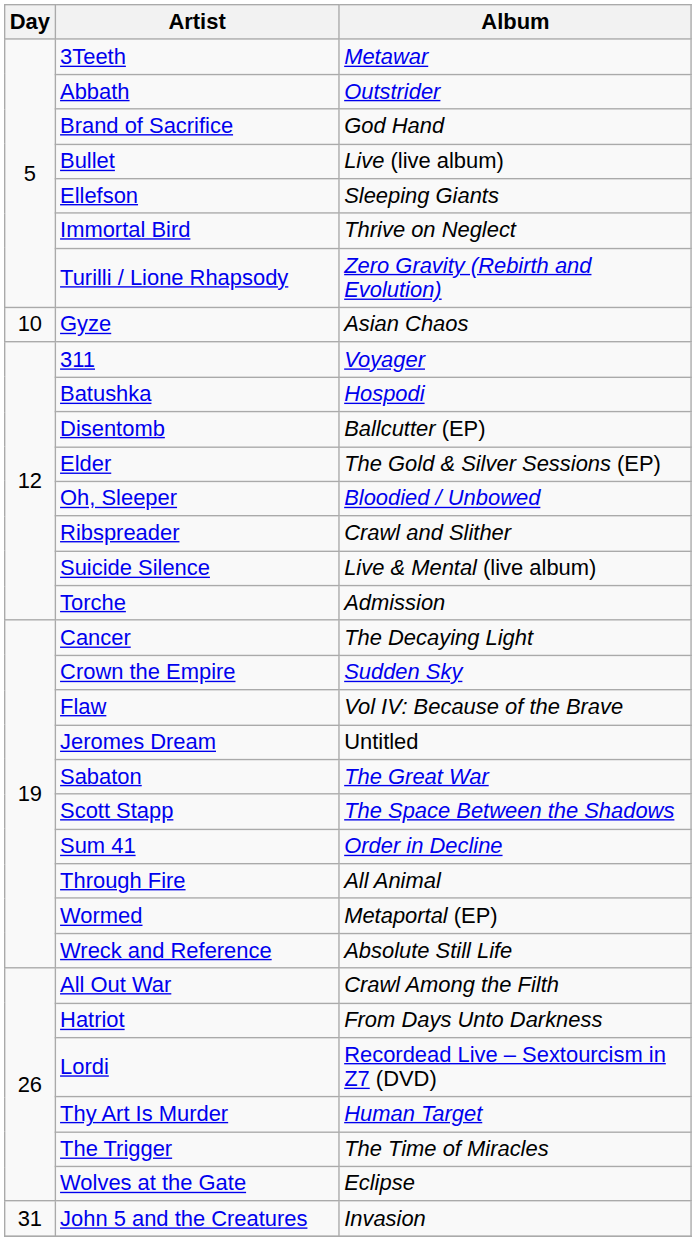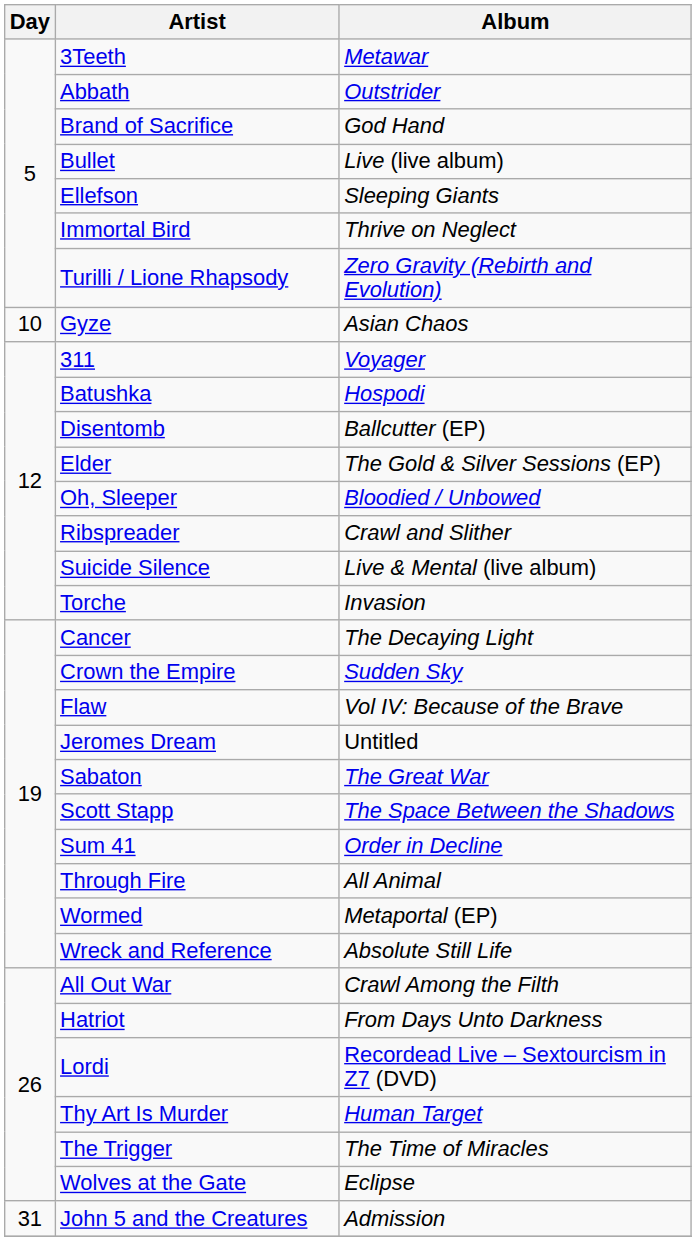(395, 602) Admission -> (385, 602) Invasion
(385, 1218) Invasion -> (395, 1218) Admission
